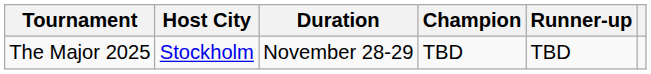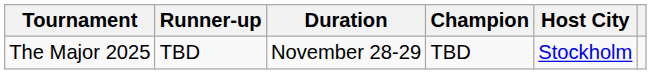columns swapped: (207, 20) <-> (581, 20)
